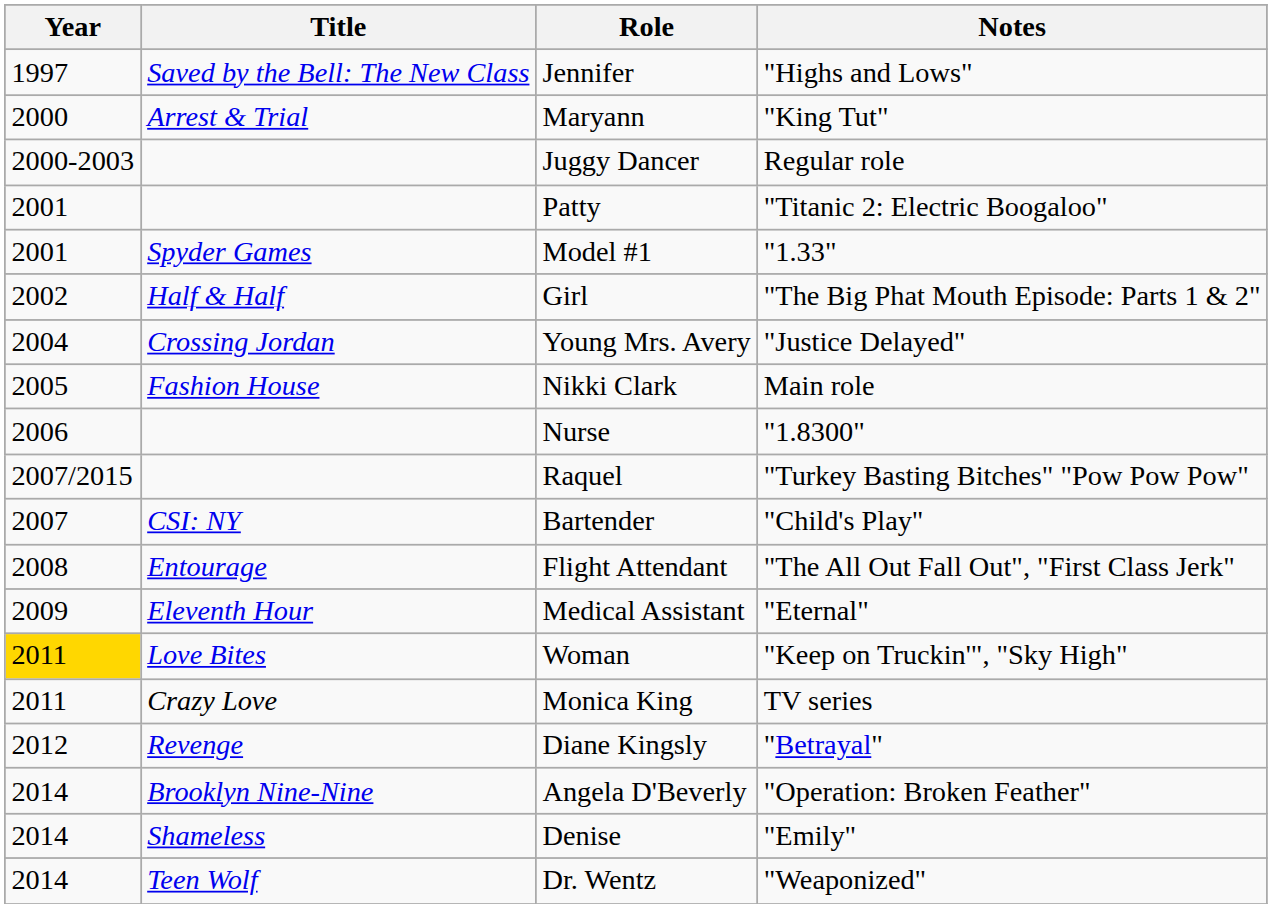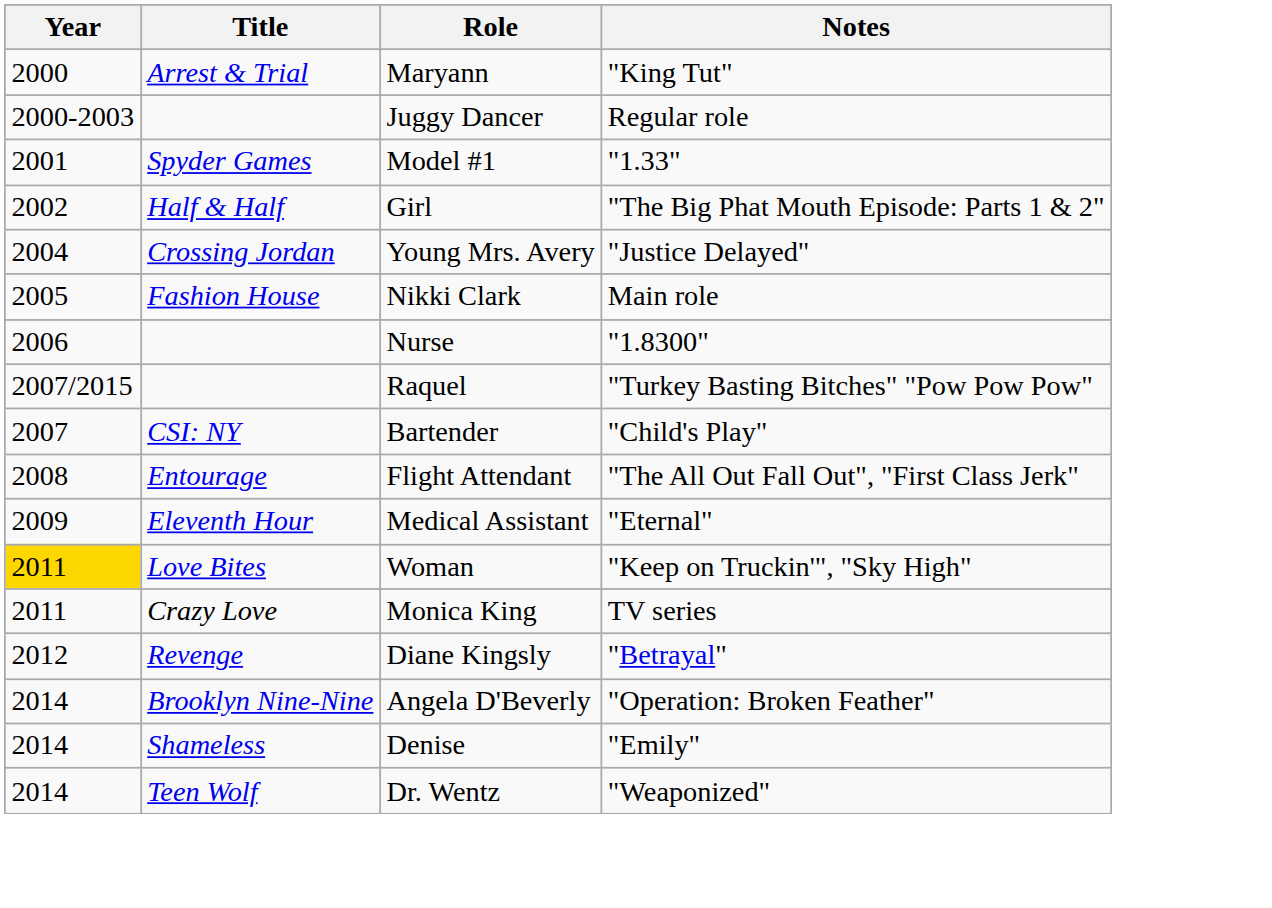- row: (588, 71)
- row: (572, 206)
